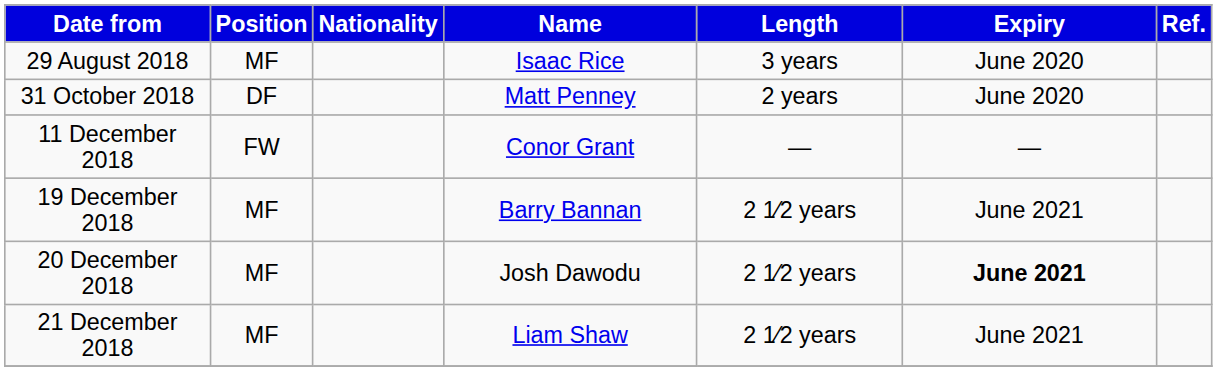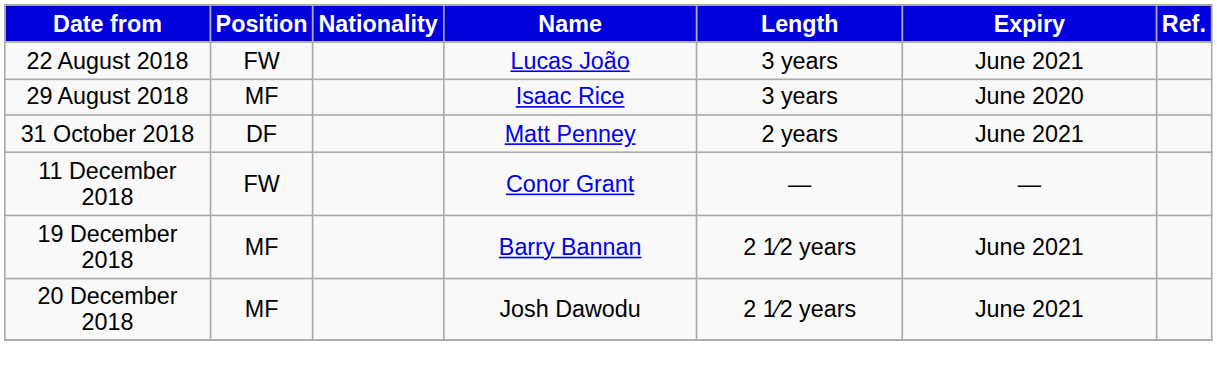+ row: (107, 60)
(1029, 97) June 2020 -> (1029, 134) June 2021
(1029, 273) bold -> (1029, 310) normal
- row: (107, 335)
